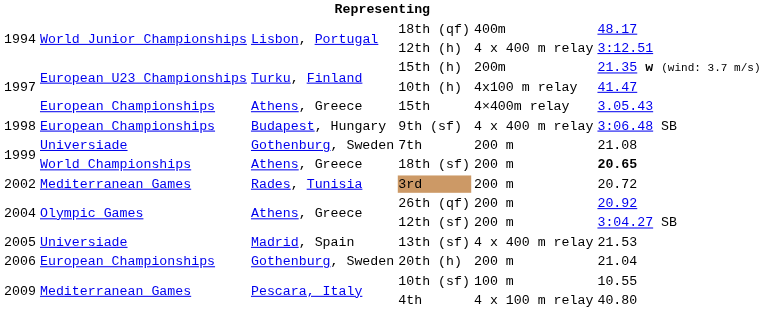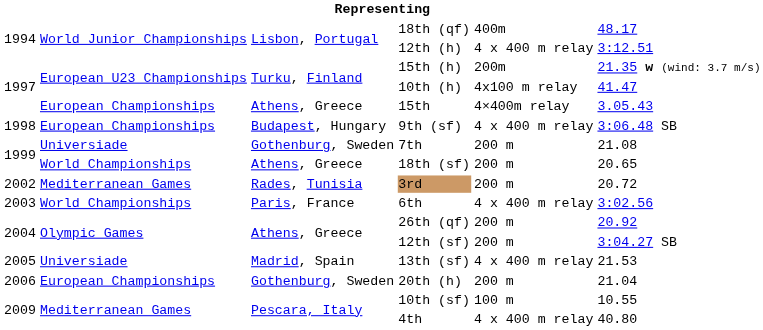(617, 165) bold -> (617, 165) normal
+ row: (410, 204)
(534, 300) 4 x 100 m relay -> (534, 320) 4 x 400 m relay
